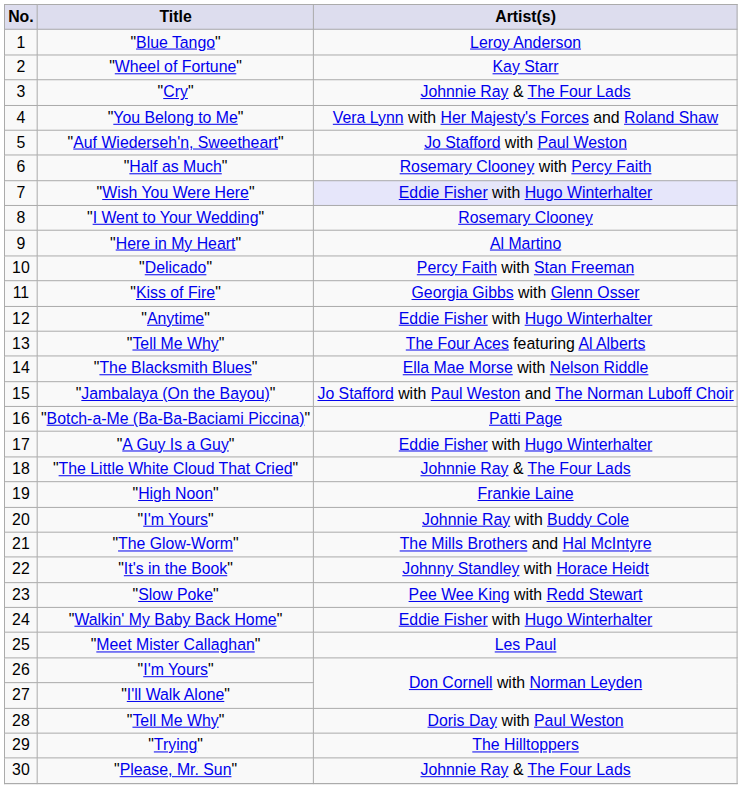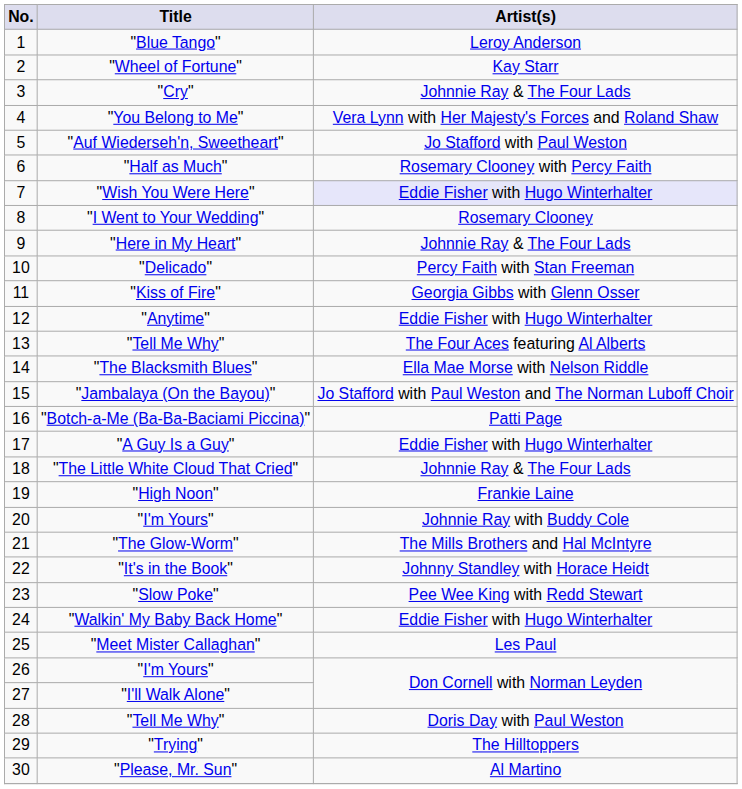(526, 243) Al Martino -> (526, 243) Johnnie Ray & The Four Lads
(526, 770) Johnnie Ray & The Four Lads -> (526, 770) Al Martino
